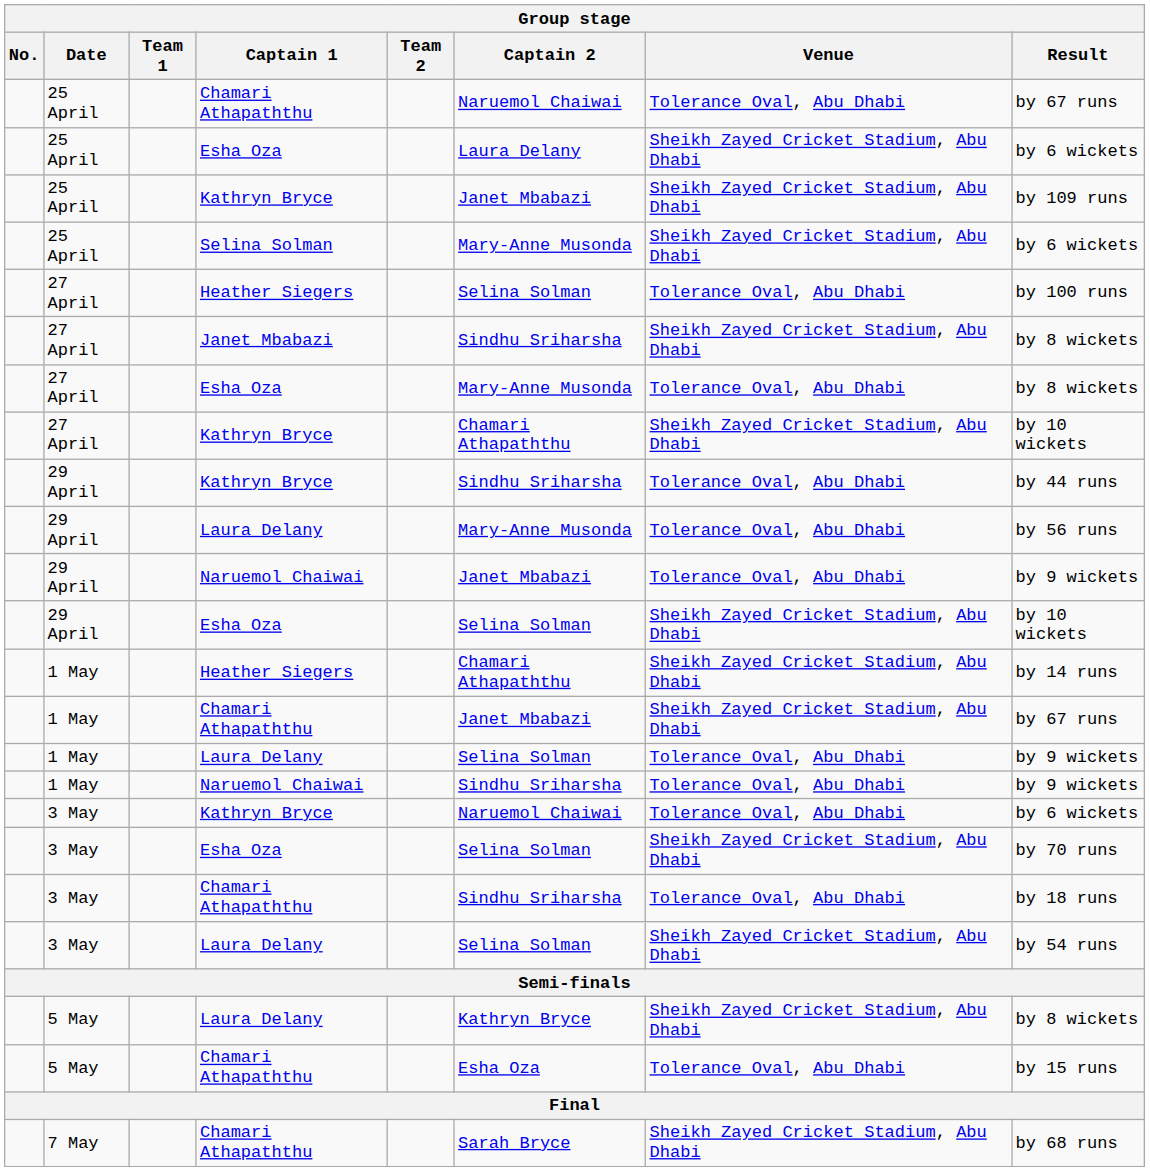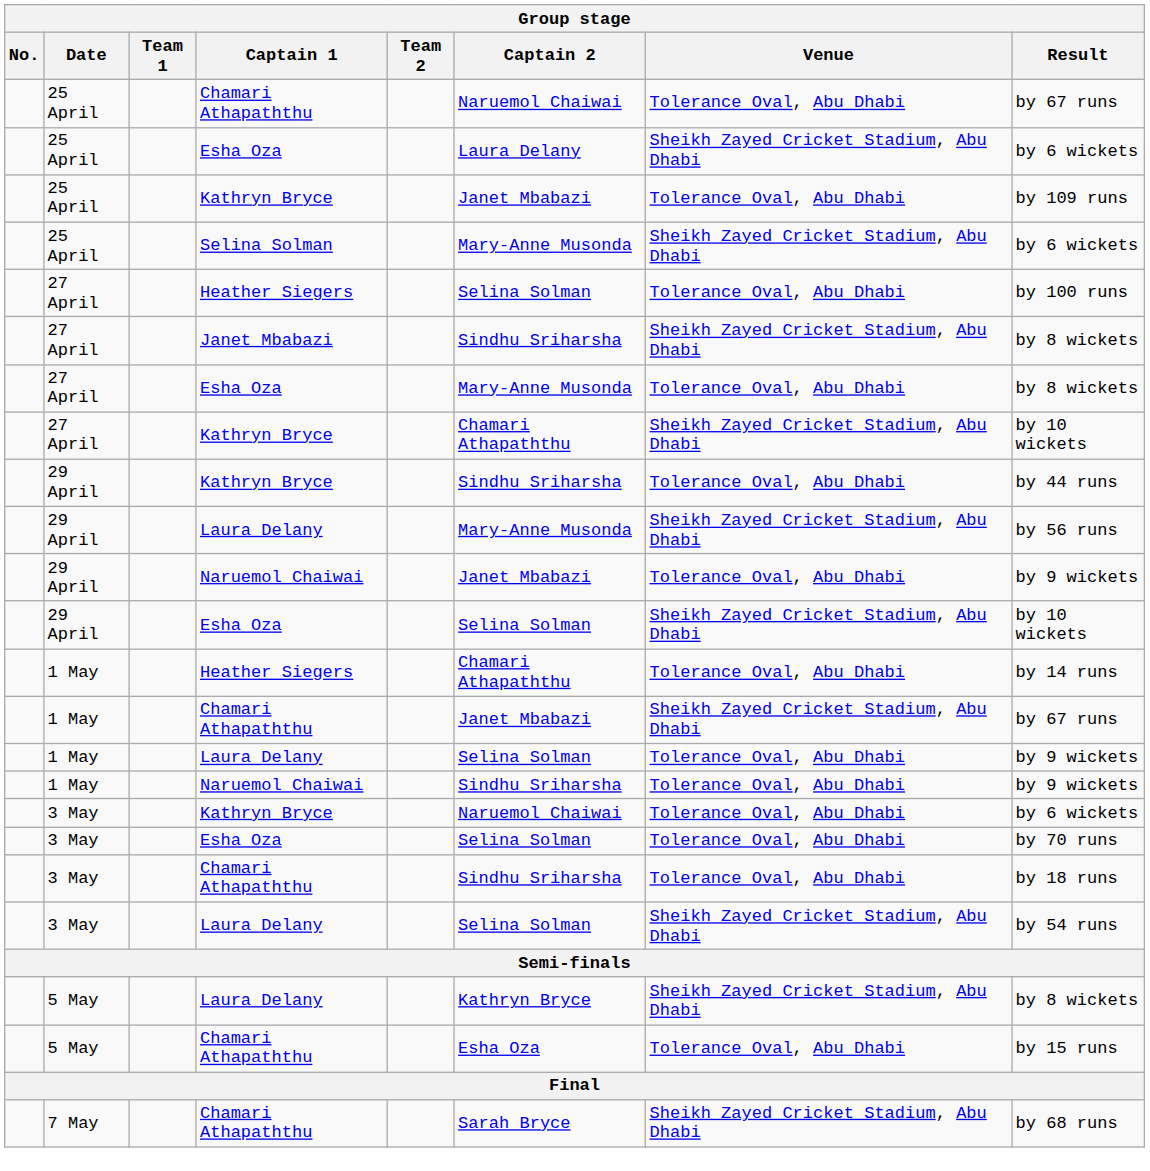(818, 198) Sheikh Zayed Cricket Stadium, Abu Dhabi -> (777, 198) Tolerance Oval, Abu Dhabi
(777, 530) Tolerance Oval, Abu Dhabi -> (818, 530) Sheikh Zayed Cricket Stadium, Abu Dhabi
(818, 672) Sheikh Zayed Cricket Stadium, Abu Dhabi -> (777, 672) Tolerance Oval, Abu Dhabi
(818, 850) Sheikh Zayed Cricket Stadium, Abu Dhabi -> (777, 841) Tolerance Oval, Abu Dhabi
